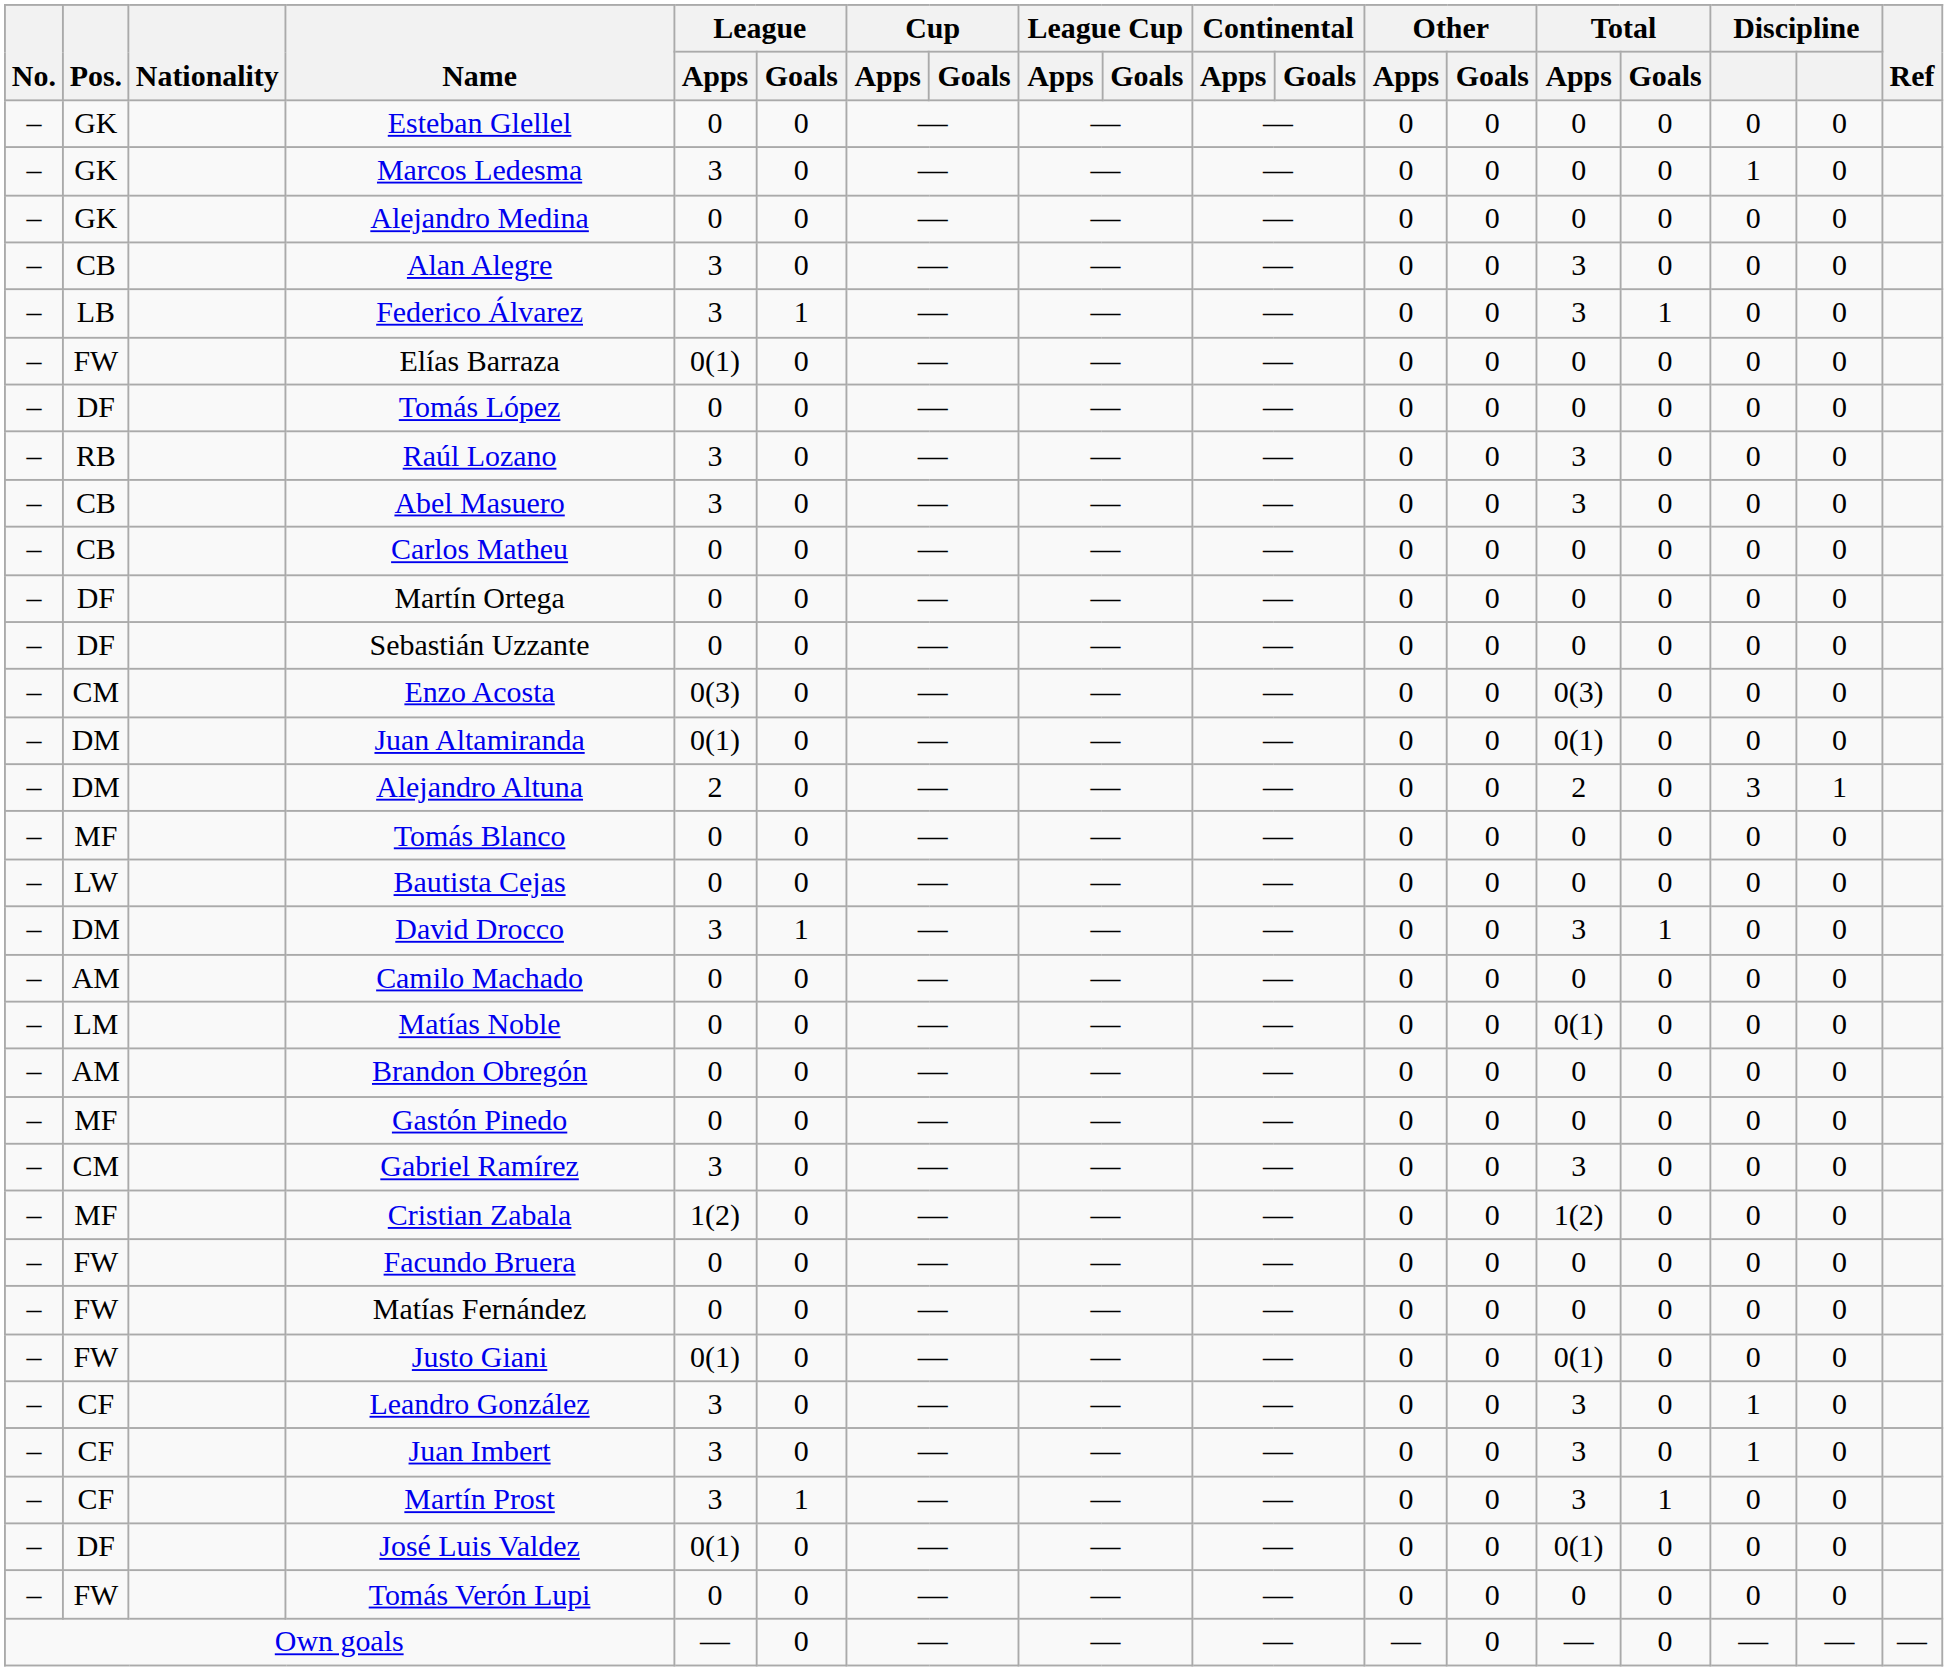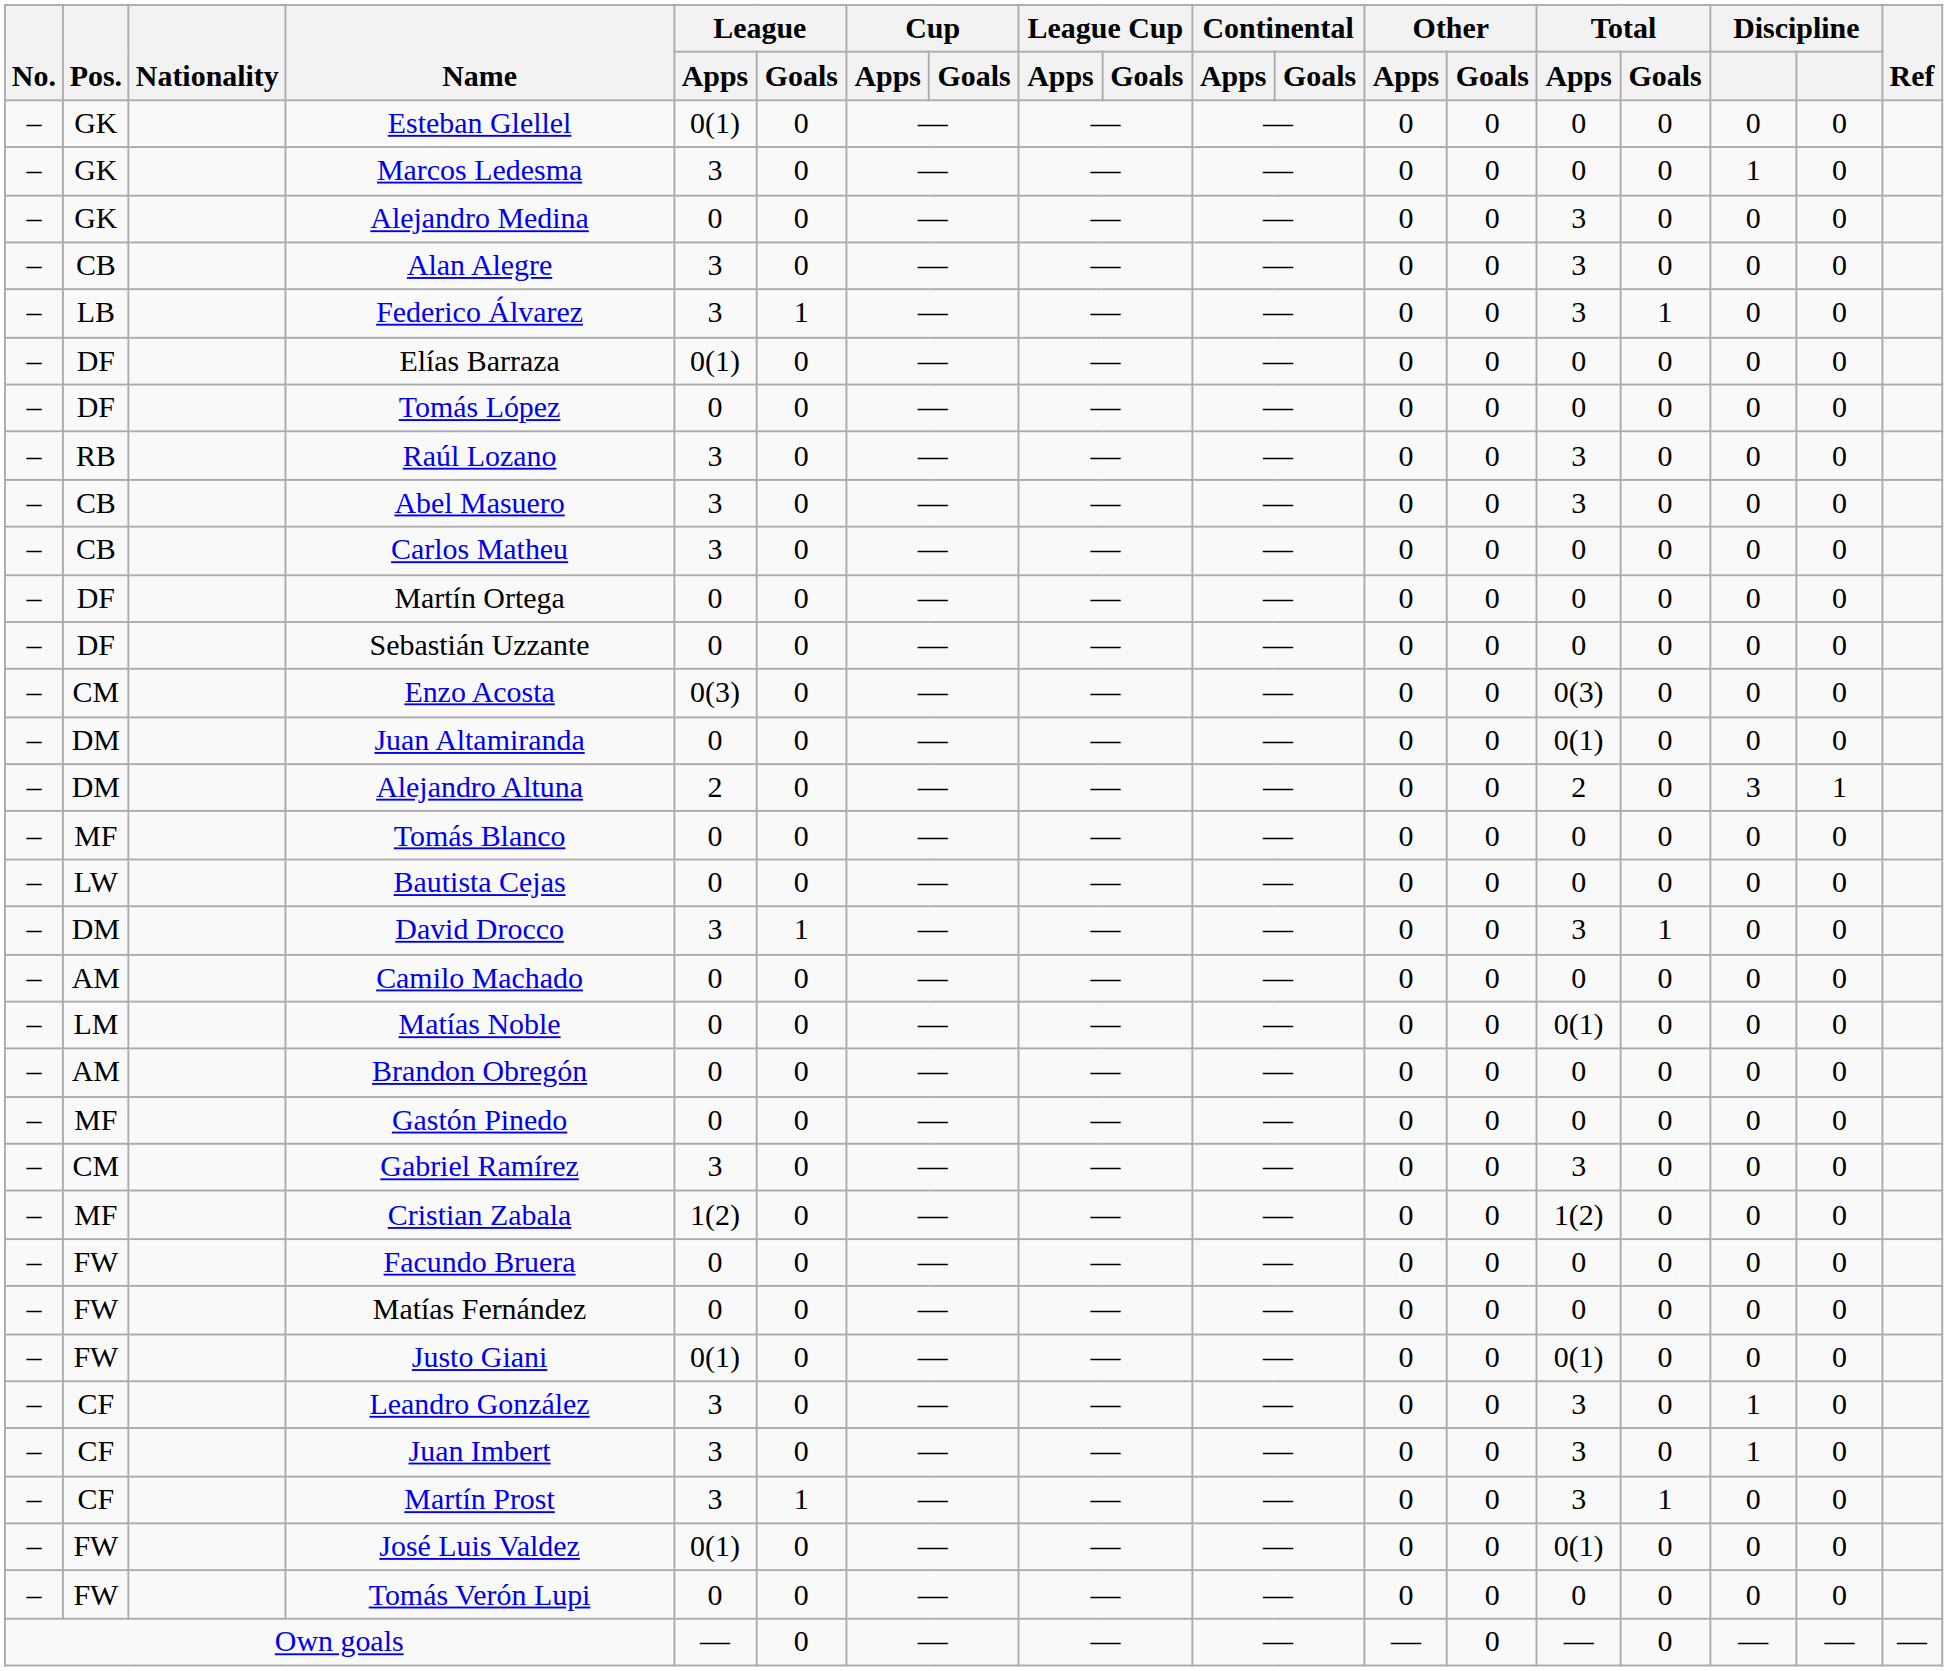(715, 123) 0 -> (715, 123) 0(1)
(1579, 218) 0 -> (1579, 218) 3
(96, 360) FW -> (96, 360) DF
(715, 550) 0 -> (715, 550) 3
(715, 739) 0(1) -> (715, 739) 0
(96, 1546) DF -> (96, 1546) FW
